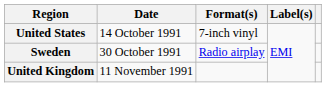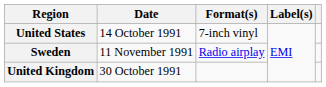(140, 52) 30 October 1991 -> (146, 52) 11 November 1991
(146, 71) 11 November 1991 -> (140, 71) 30 October 1991
